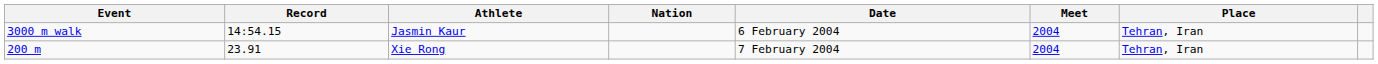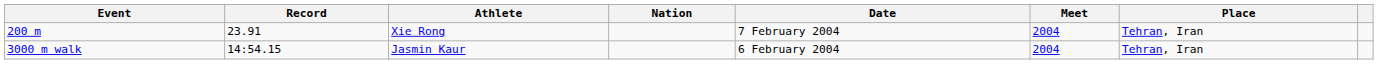rows swapped: (24, 50) <-> (44, 32)
